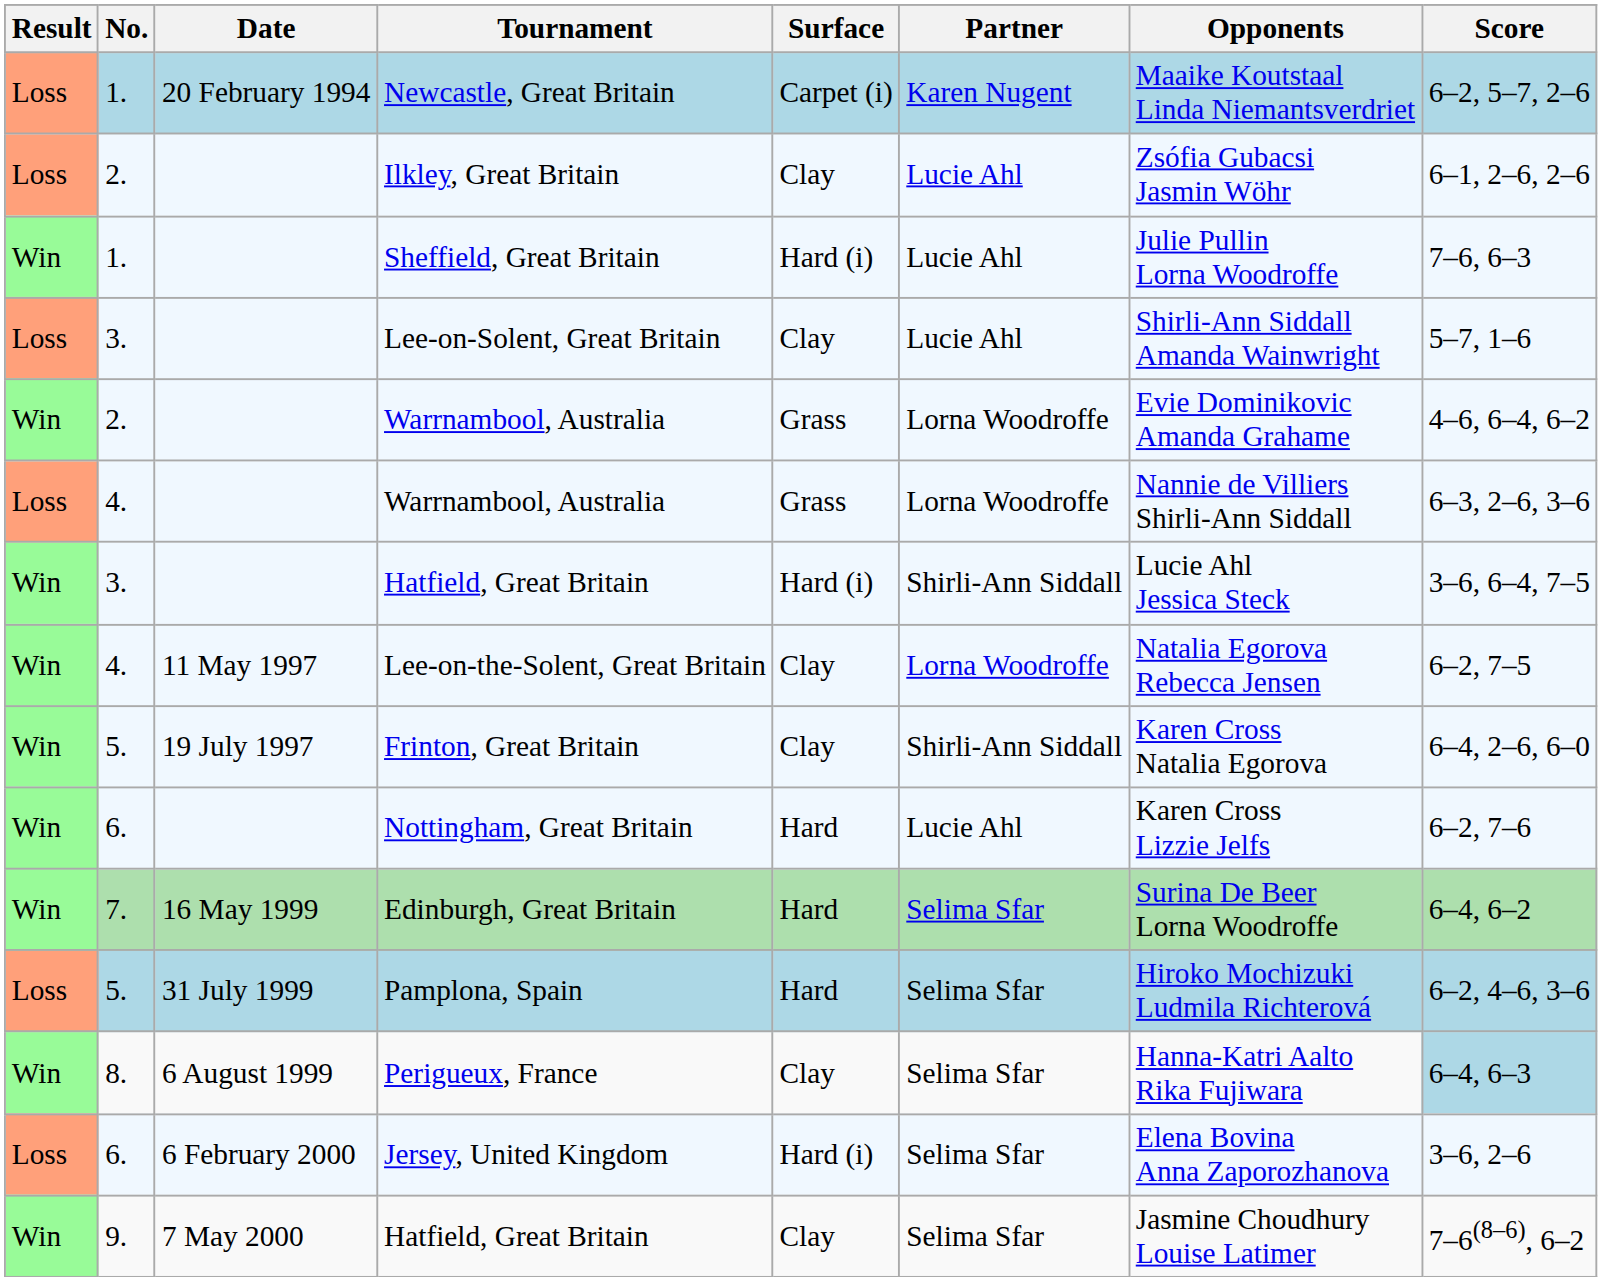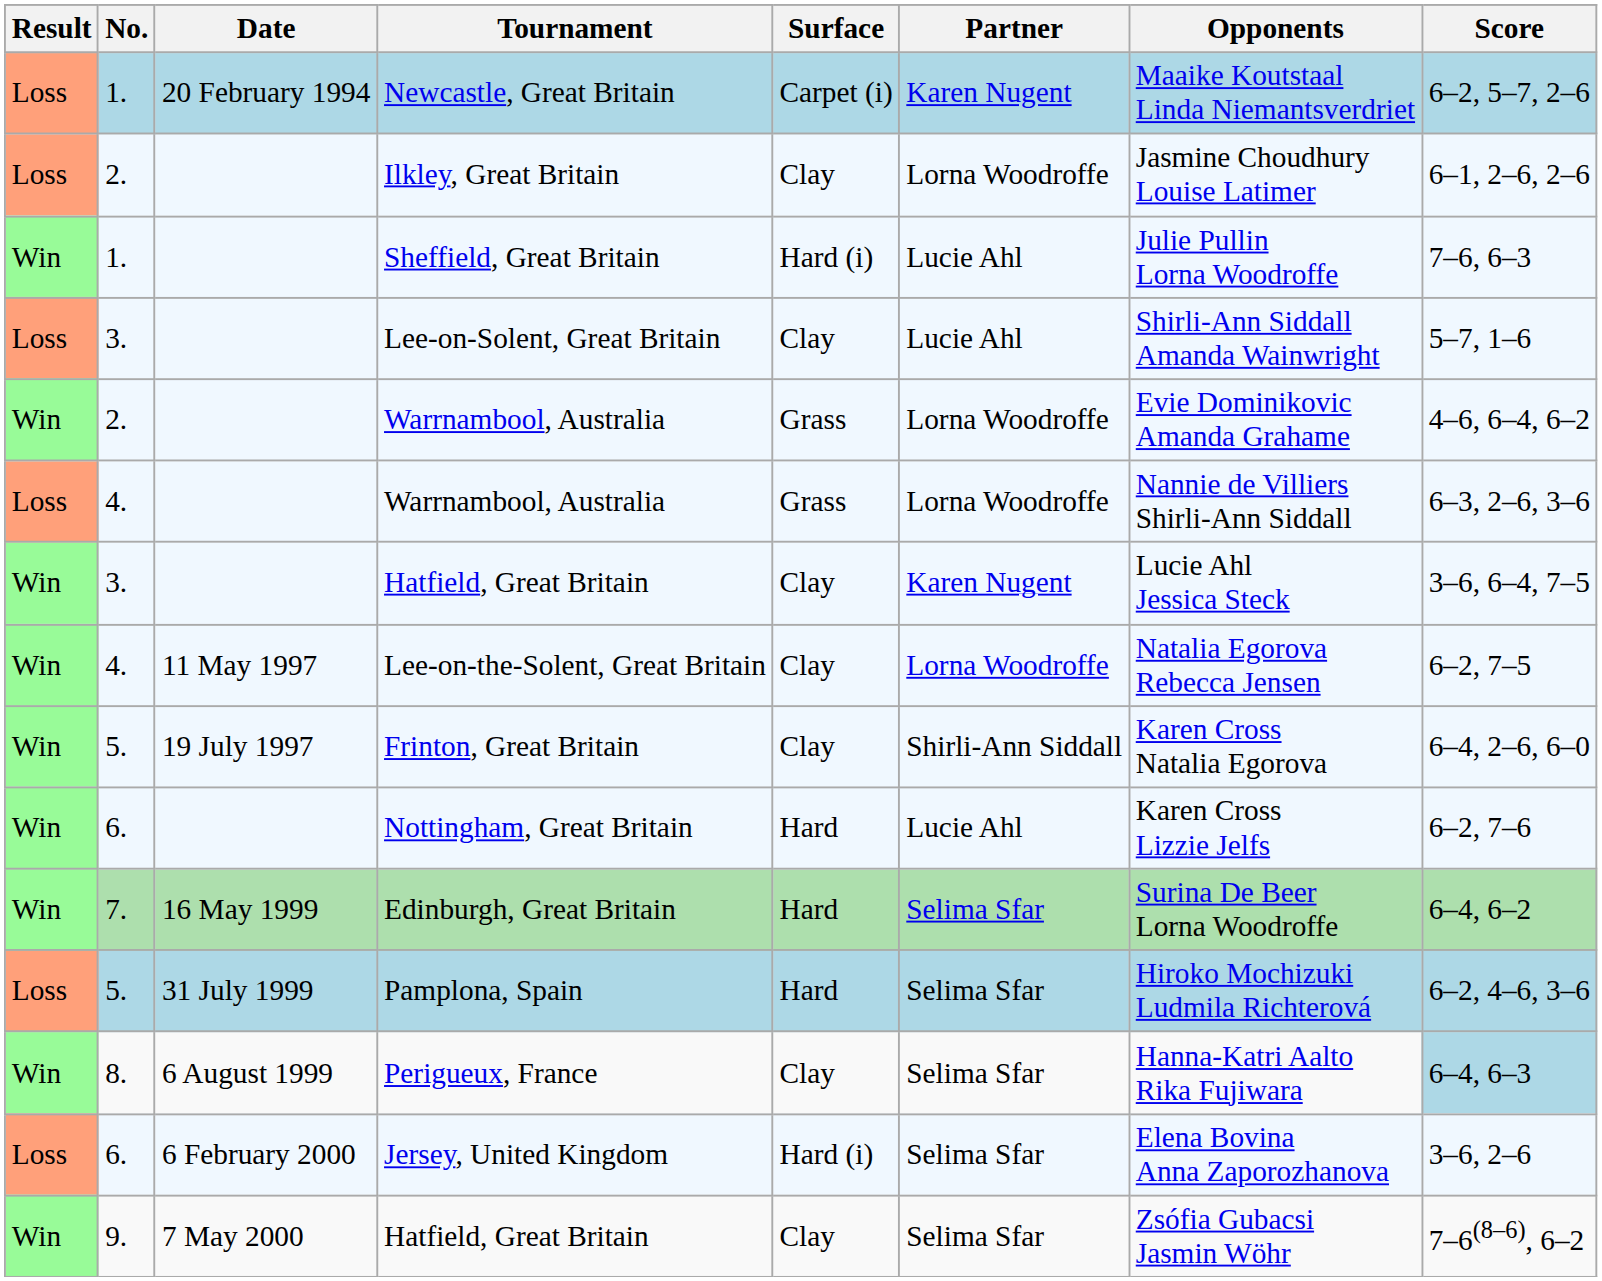(965, 174) Lucie Ahl -> (1008, 174) Lorna Woodroffe
(1225, 174) Zsófia Gubacsi Jasmin Wöhr -> (1253, 174) Jasmine Choudhury Louise Latimer
(826, 582) Hard (i) -> (807, 582) Clay
(1014, 582) Shirli-Ann Siddall -> (989, 582) Karen Nugent
(1253, 1235) Jasmine Choudhury Louise Latimer -> (1225, 1235) Zsófia Gubacsi Jasmin Wöhr
